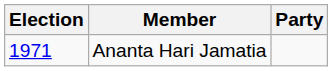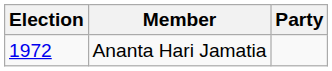(30, 50) 1971 -> (30, 50) 1972
